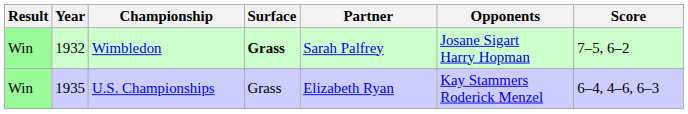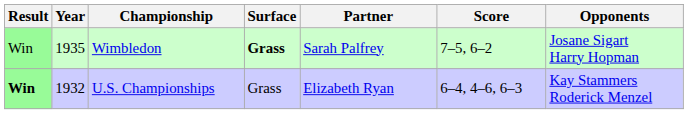columns swapped: (505, 16) <-> (628, 16)
(70, 48) 1932 -> (70, 48) 1935
(20, 88) normal -> (21, 88) bold
(70, 88) 1935 -> (70, 88) 1932
